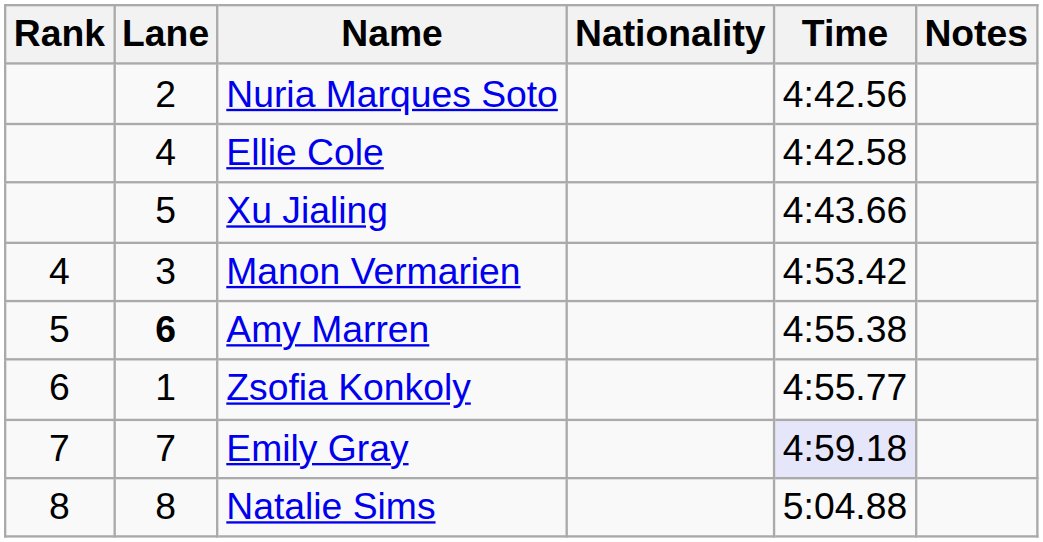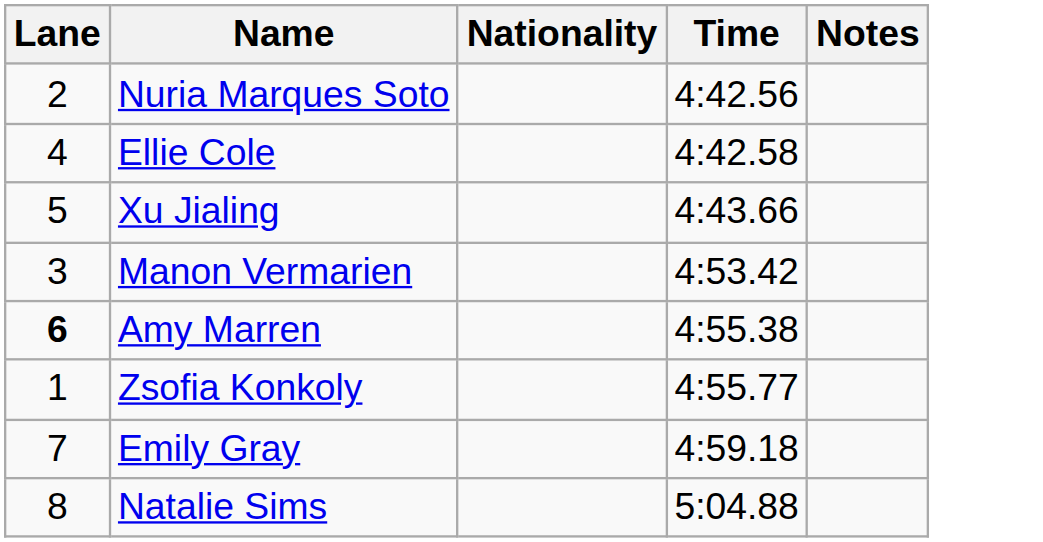- column: (59, 34)
(845, 447) lavender background -> (737, 447) no background
